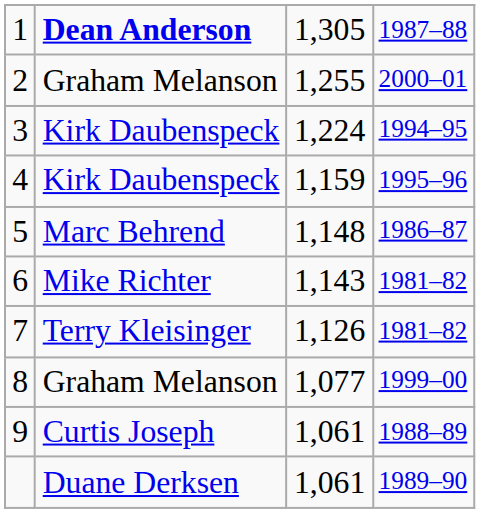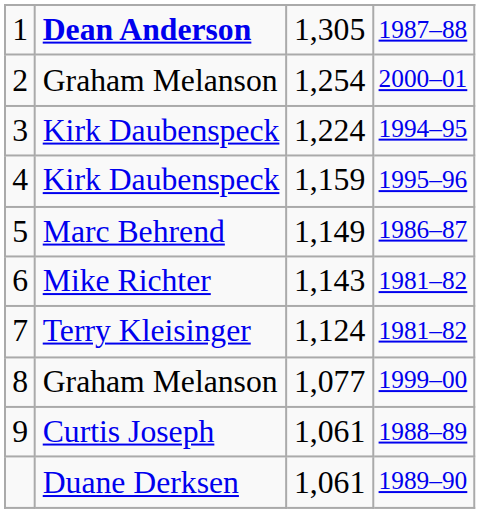(330, 79) 1,255 -> (330, 79) 1,254
(330, 230) 1,148 -> (330, 230) 1,149
(330, 331) 1,126 -> (330, 331) 1,124
